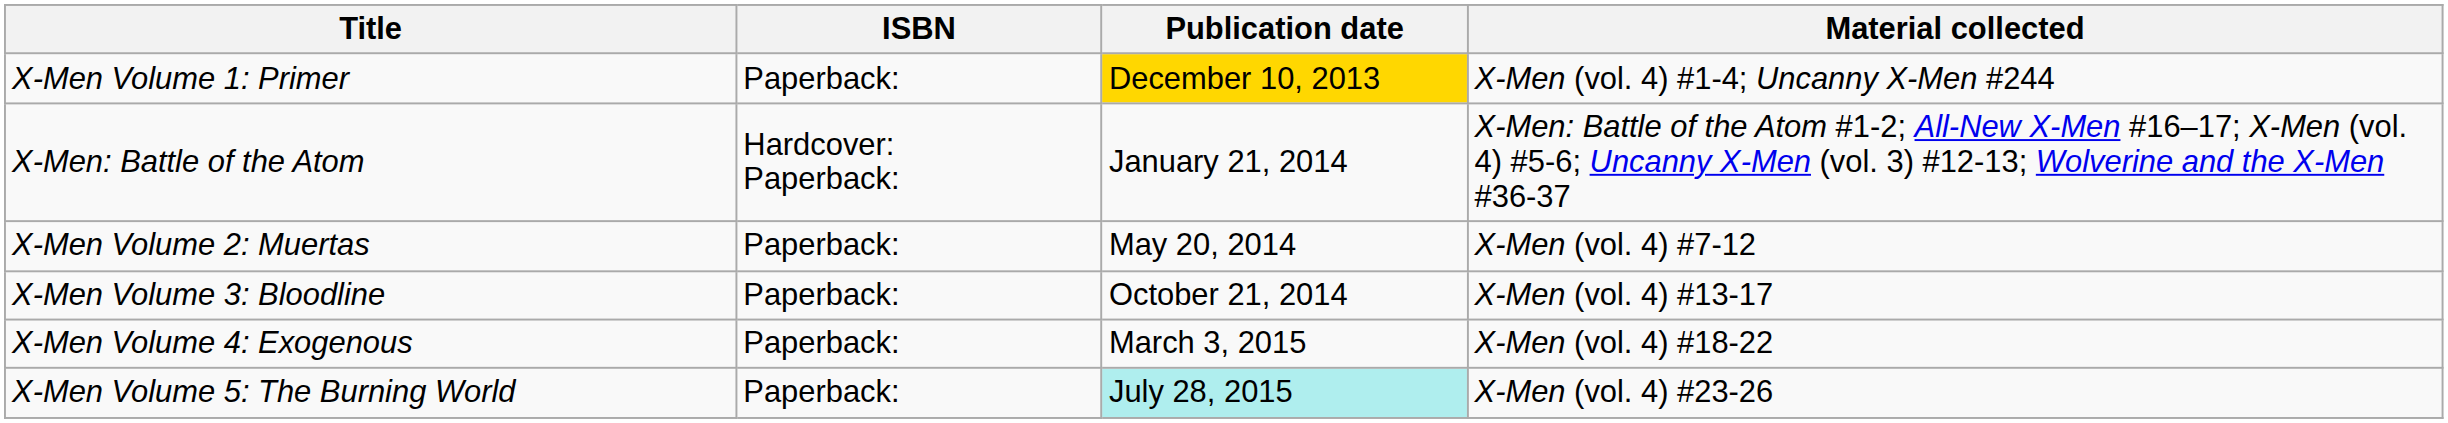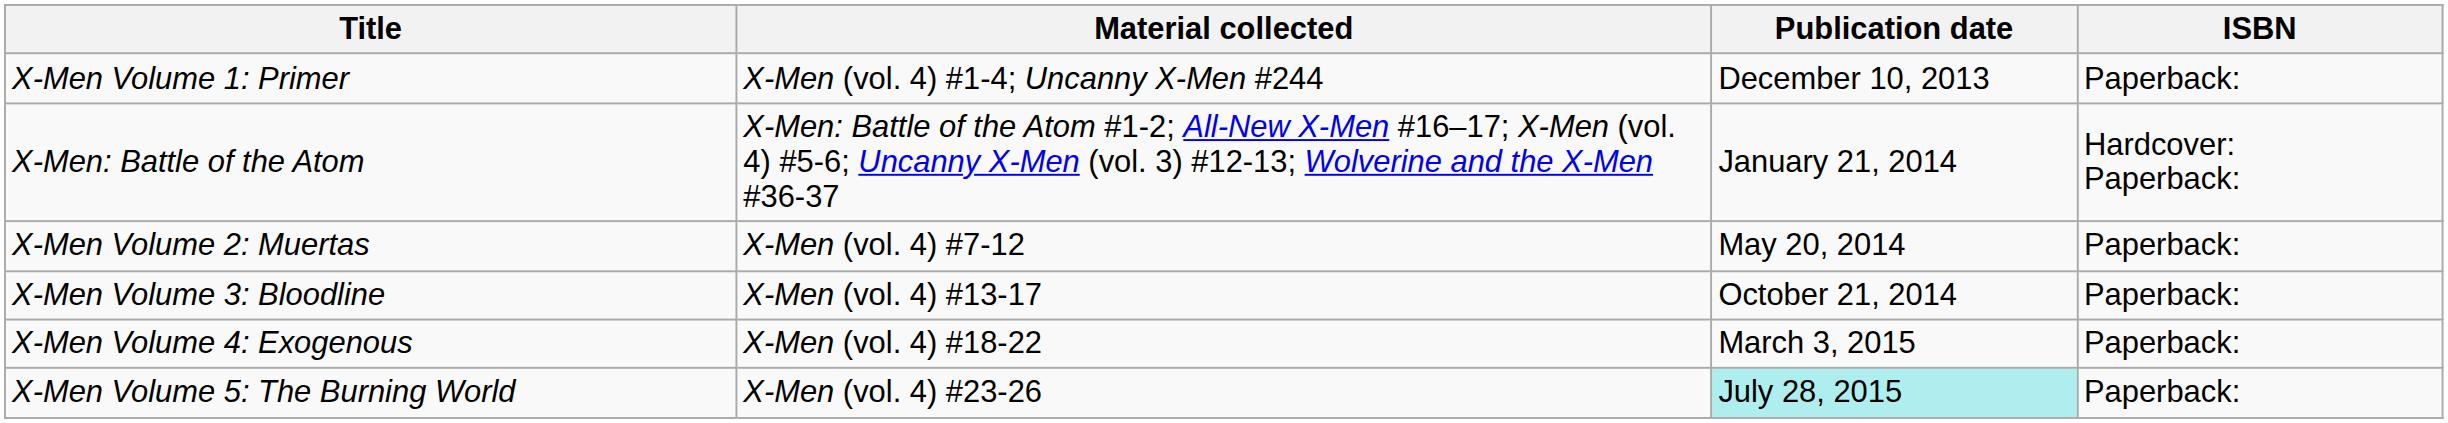columns swapped: (1955, 28) <-> (919, 28)
(1245, 77) gold background -> (1854, 77) no background
